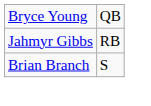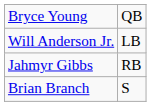+ row: (61, 40)
